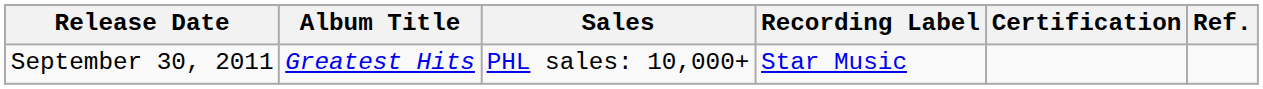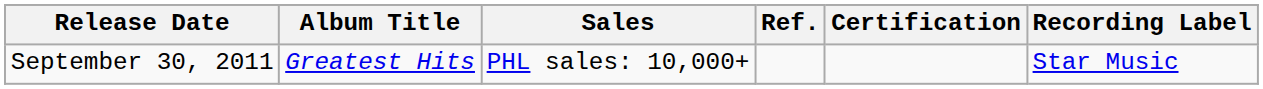columns swapped: (871, 25) <-> (1222, 25)
